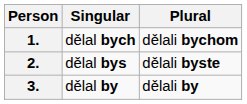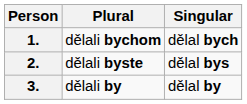columns swapped: (100, 16) <-> (190, 16)
